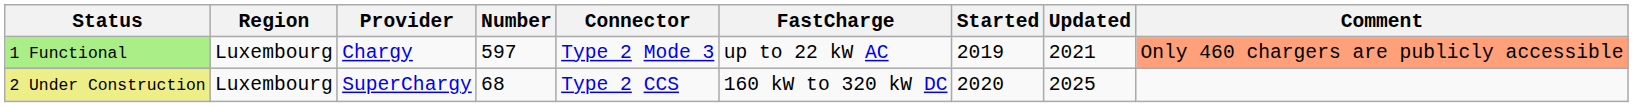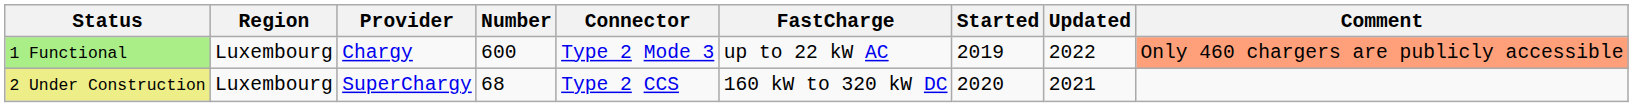(499, 53) 597 -> (499, 53) 600
(1072, 53) 2021 -> (1072, 53) 2022
(1072, 85) 2025 -> (1072, 85) 2021
